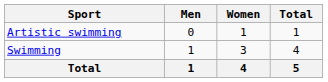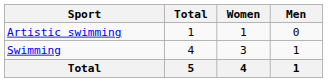columns swapped: (191, 14) <-> (296, 14)
